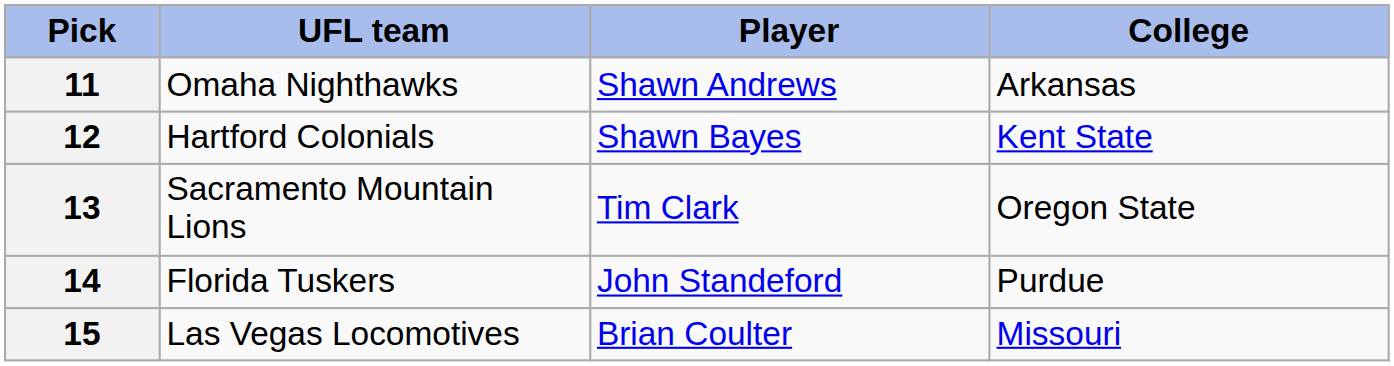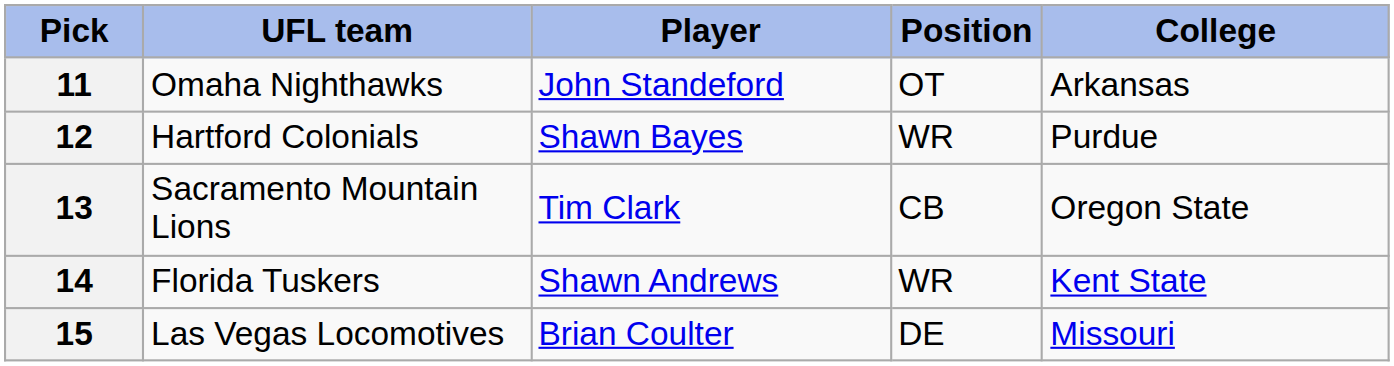+ column: (967, 31)
(717, 84) Shawn Andrews -> (661, 84) John Standeford
(1075, 137) Kent State -> (1104, 137) Purdue
(720, 280) John Standeford -> (658, 280) Shawn Andrews
(1051, 280) Purdue -> (1128, 280) Kent State
